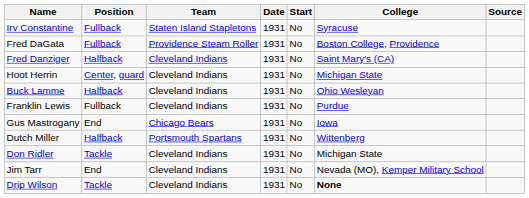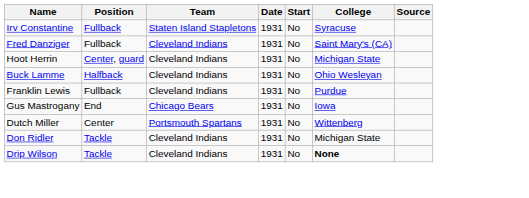- row: (35, 43)
(103, 59) Halfback -> (102, 43) Fullback
(103, 138) Halfback -> (99, 122) Center
- row: (24, 169)
